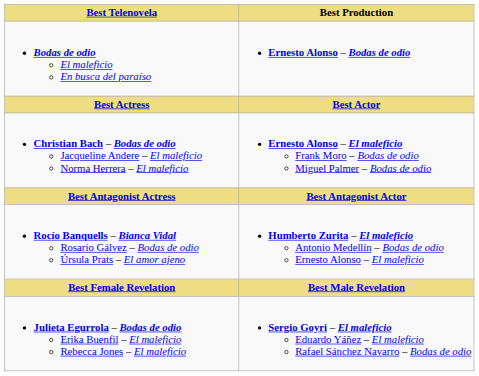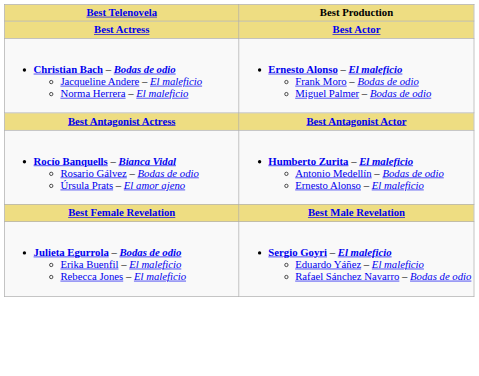- row: (122, 65)
